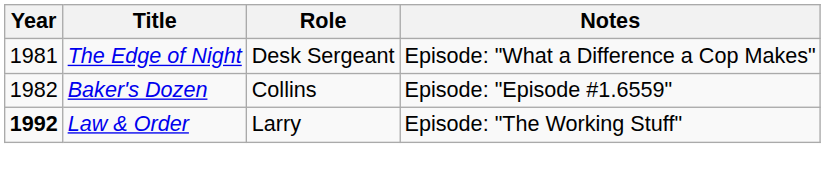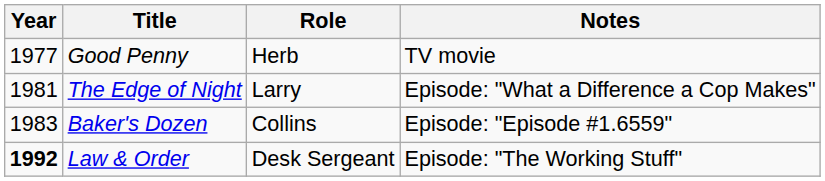+ row: (128, 55)
(323, 55) Desk Sergeant -> (276, 90) Larry
(34, 90) 1982 -> (34, 124) 1983
(276, 124) Larry -> (323, 158) Desk Sergeant
